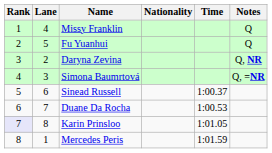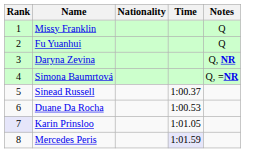- column: (46, 12)
(212, 140) no background -> (186, 140) lavender background
